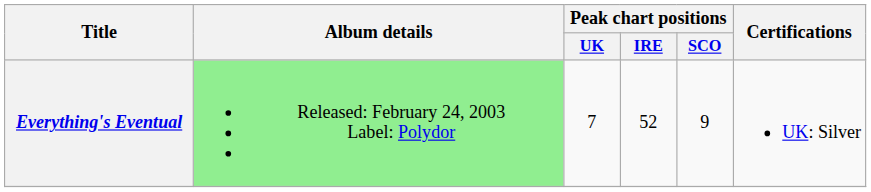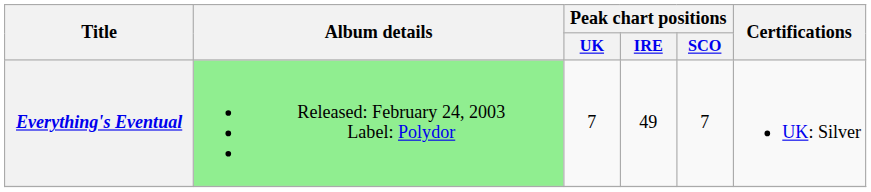(648, 122) 52 -> (648, 122) 49
(705, 122) 9 -> (705, 122) 7
